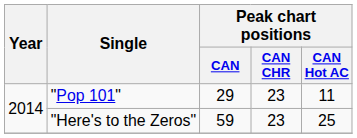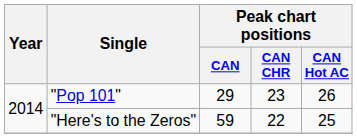(327, 95) 11 -> (327, 95) 26
(276, 121) 23 -> (276, 121) 22
